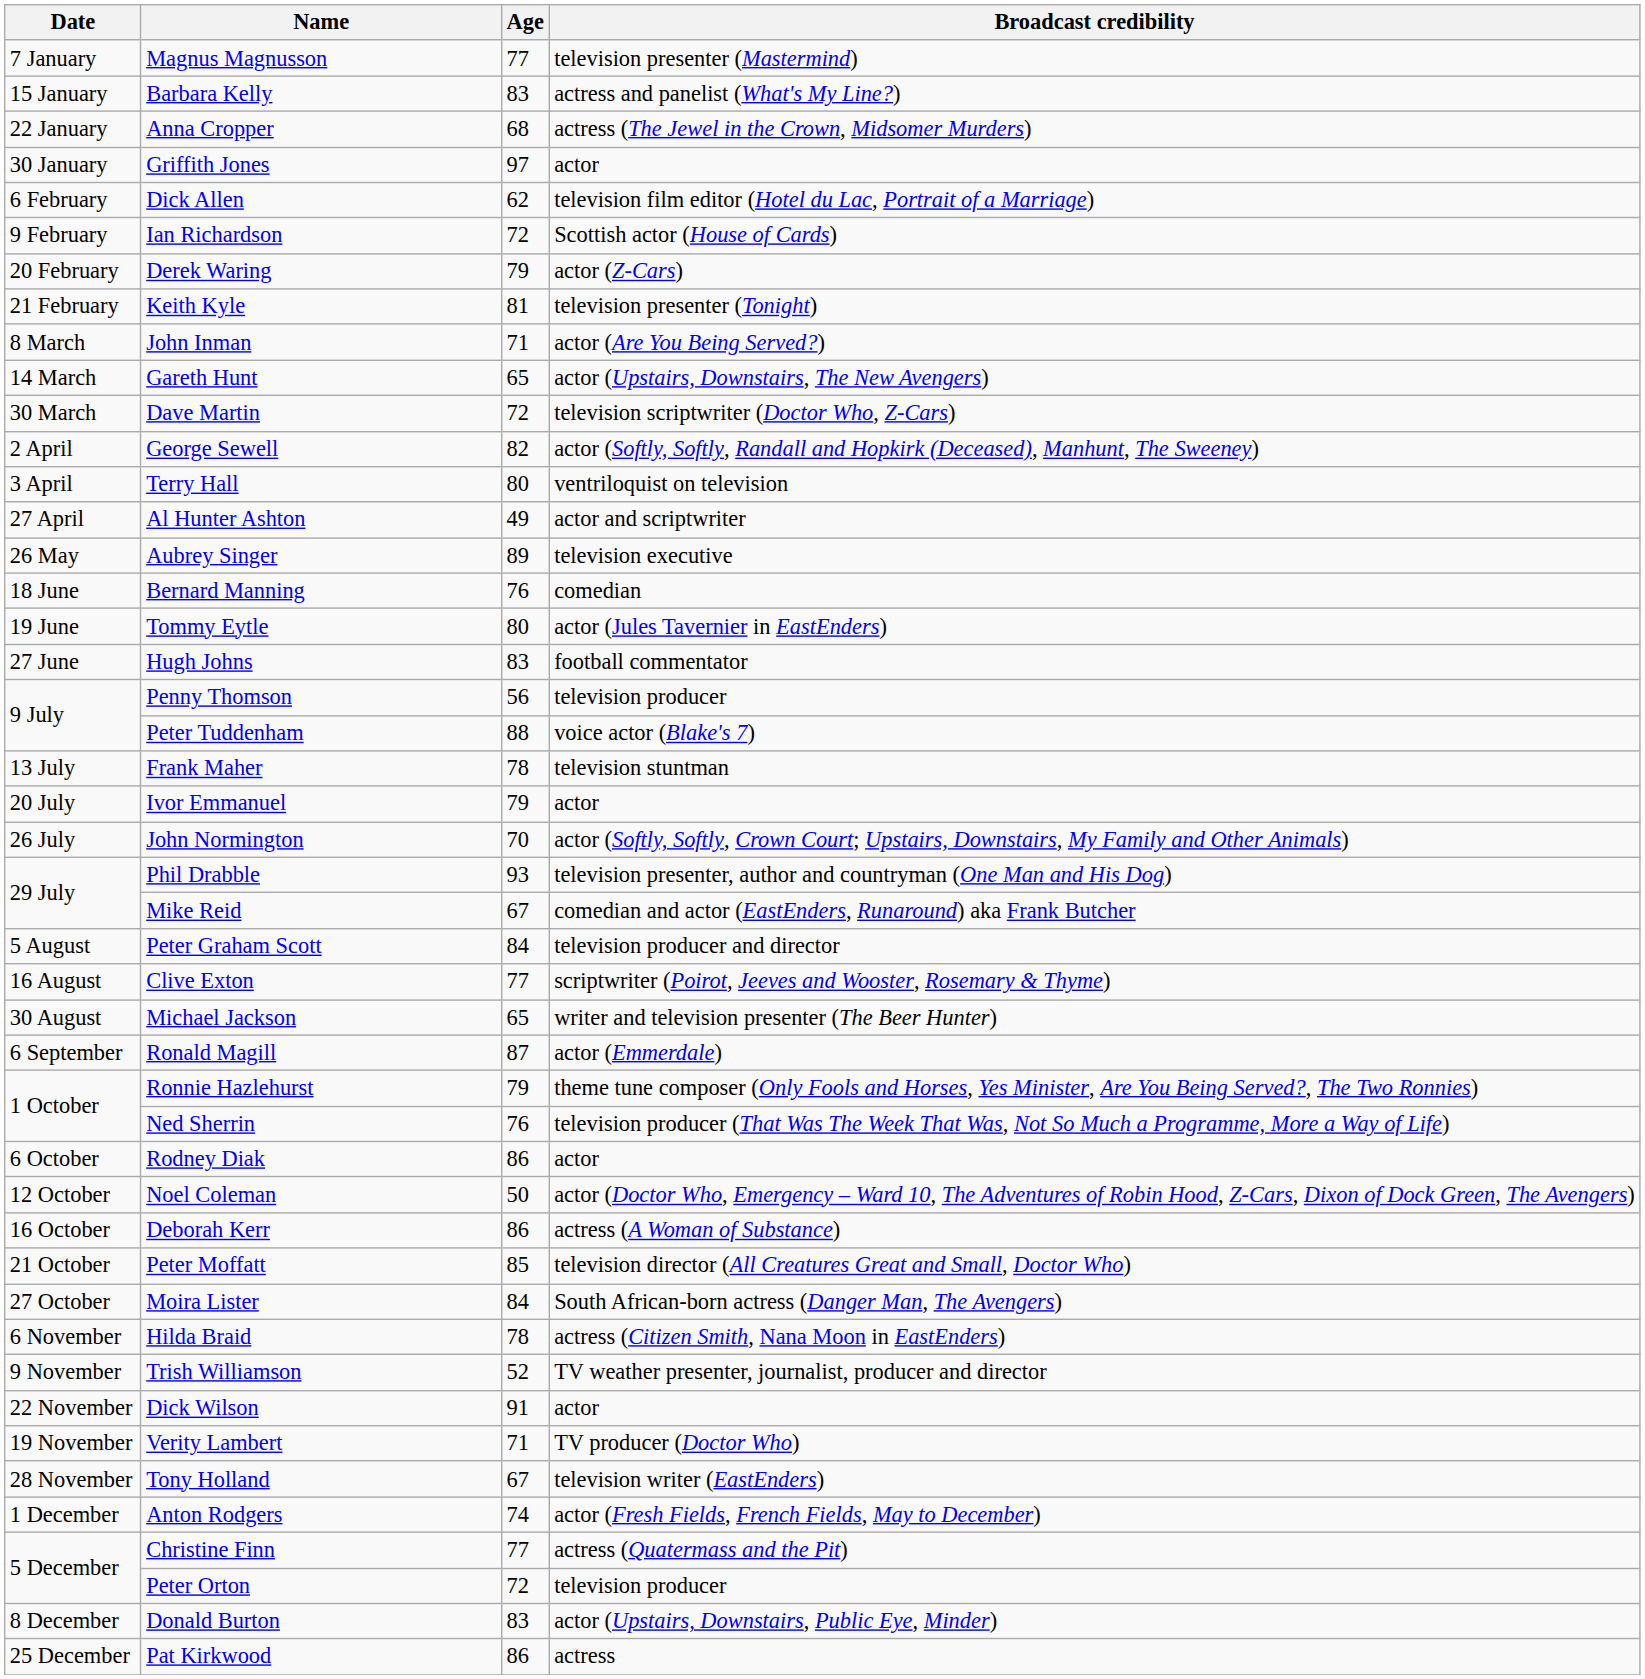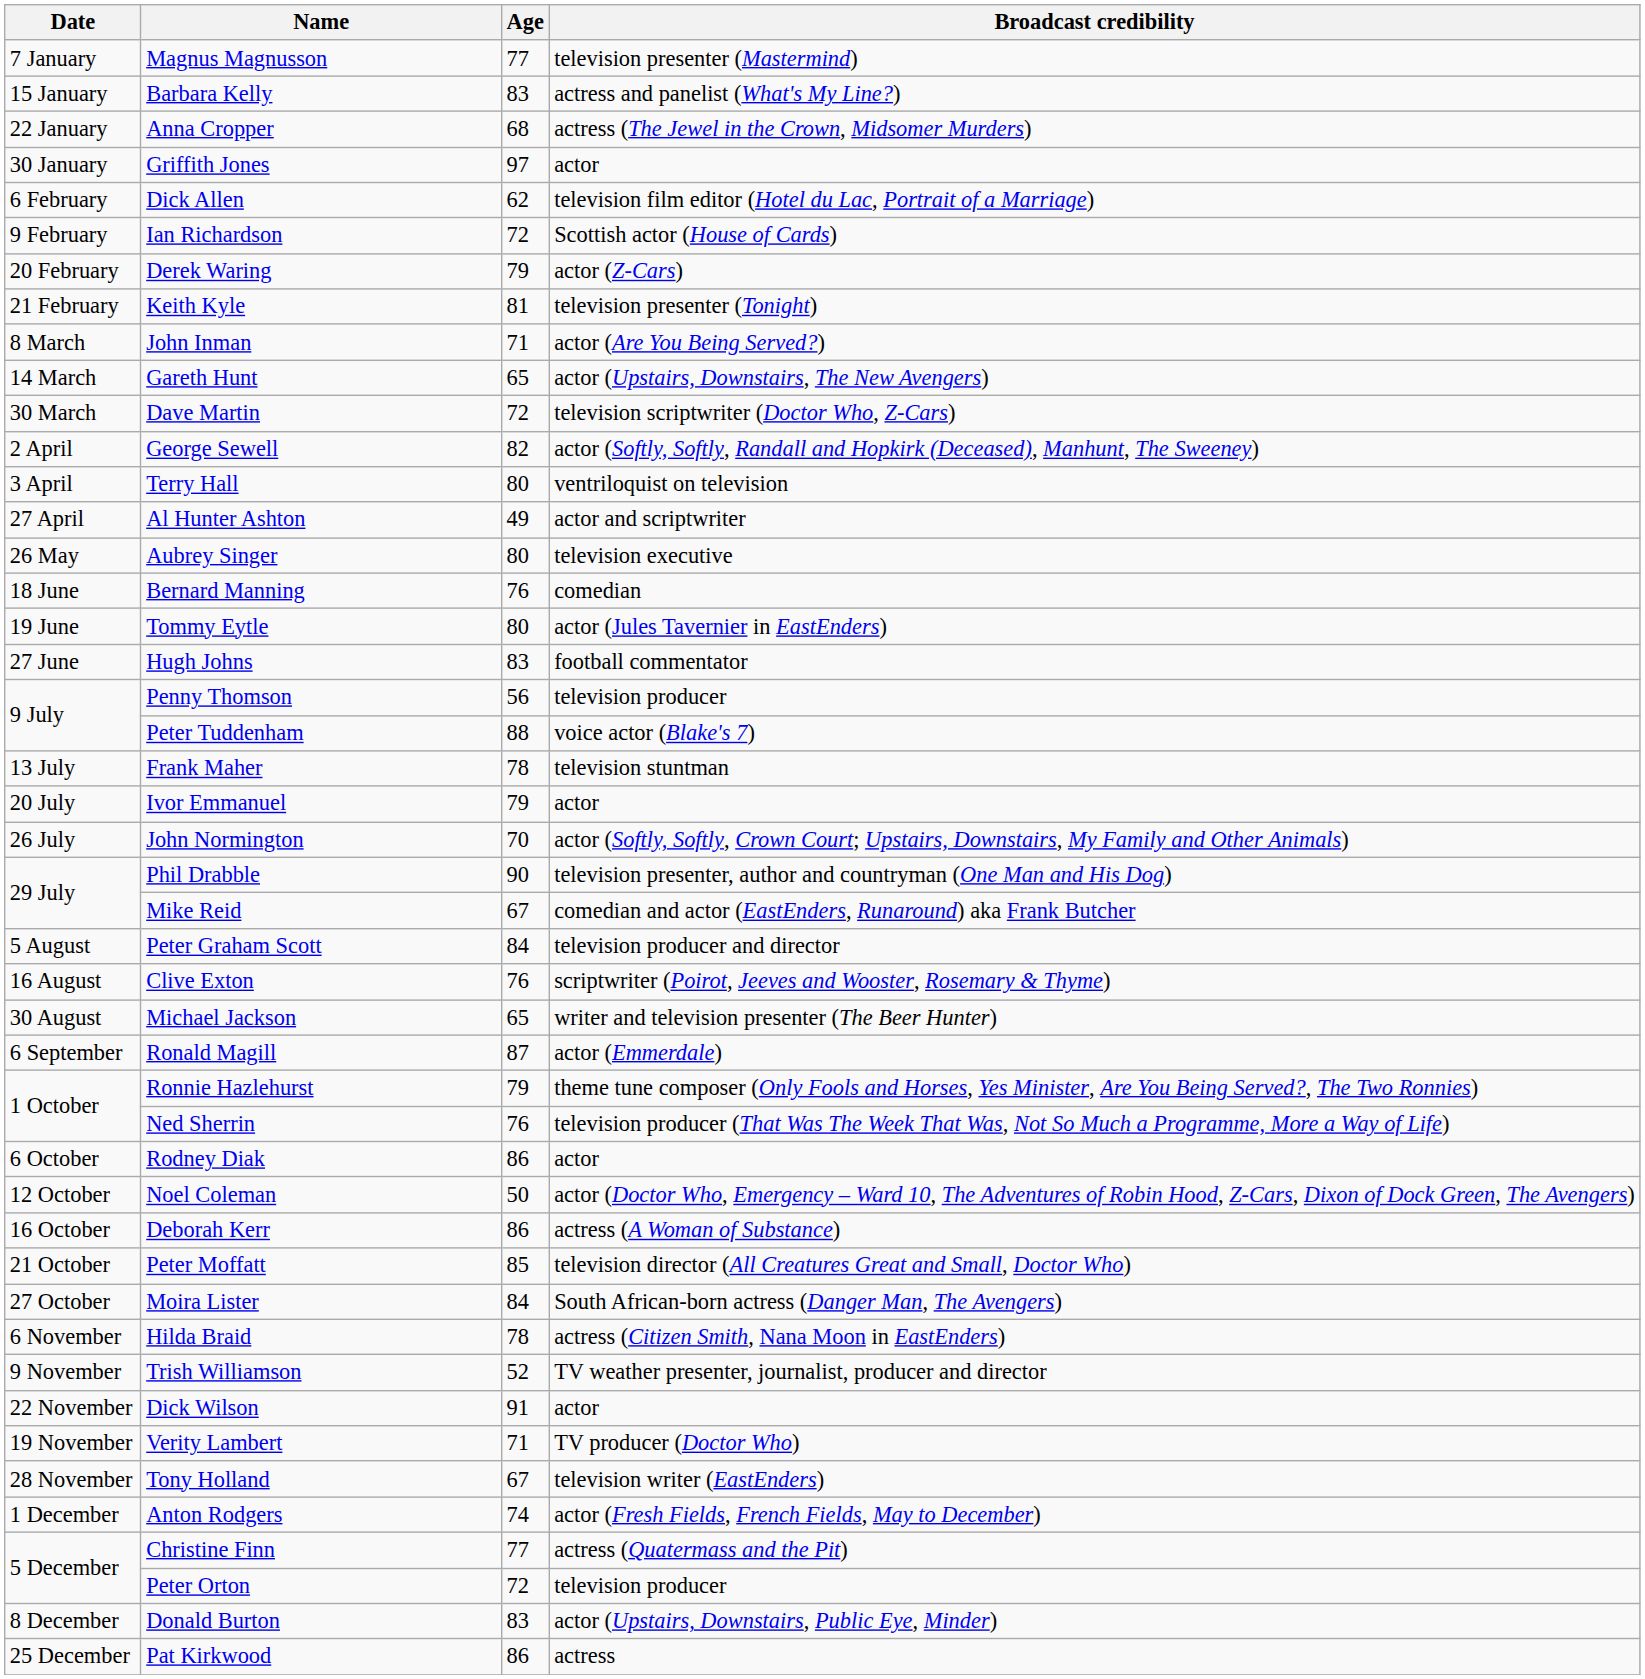(518, 555) 89 -> (518, 555) 80
(518, 874) 93 -> (518, 874) 90
(518, 981) 77 -> (518, 981) 76
